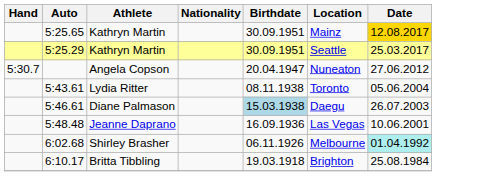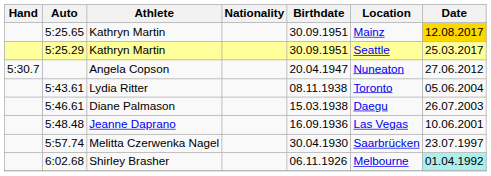(275, 106) lightblue background -> (319, 106) no background
+ row: (64, 143)
- row: (64, 161)
